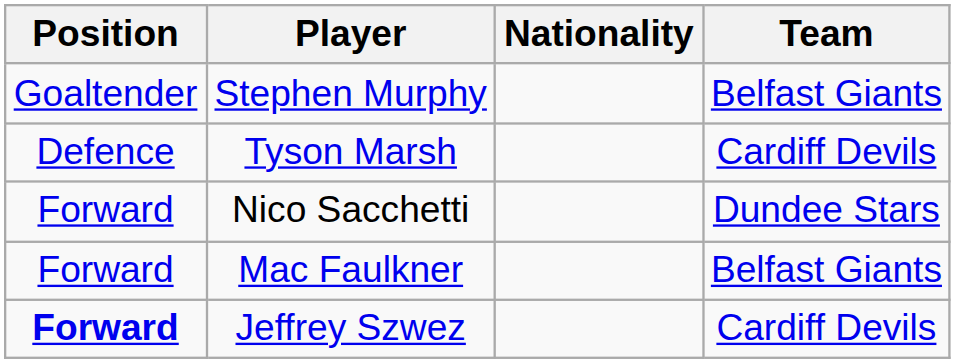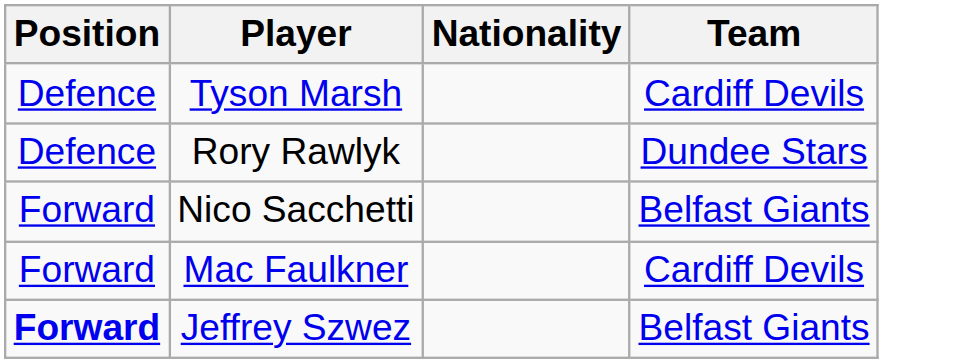- row: (351, 92)
+ row: (296, 151)
(826, 210) Dundee Stars -> (754, 210) Belfast Giants
(826, 269) Belfast Giants -> (754, 269) Cardiff Devils
(826, 328) Cardiff Devils -> (754, 328) Belfast Giants
